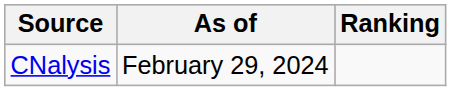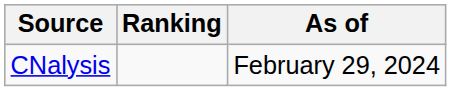columns swapped: (390, 24) <-> (225, 24)
